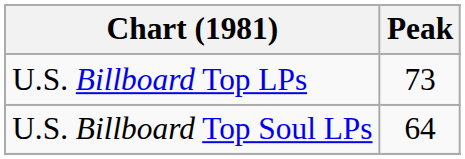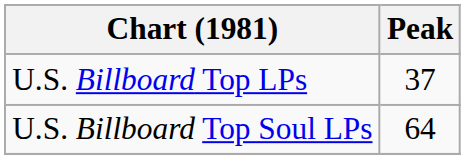(420, 79) 73 -> (420, 79) 37
